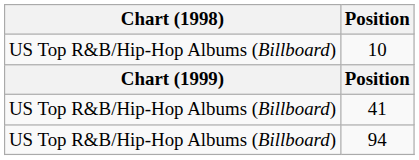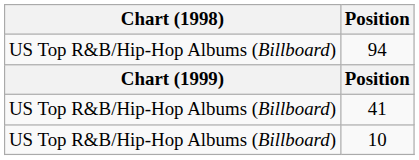rows swapped: (377, 139) <-> (377, 49)
